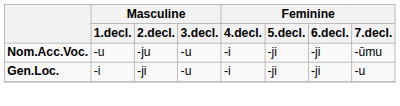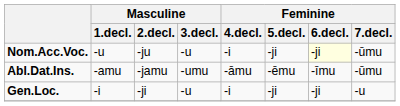(316, 52) no background -> (316, 52) lightyellow background
+ row: (41, 71)
